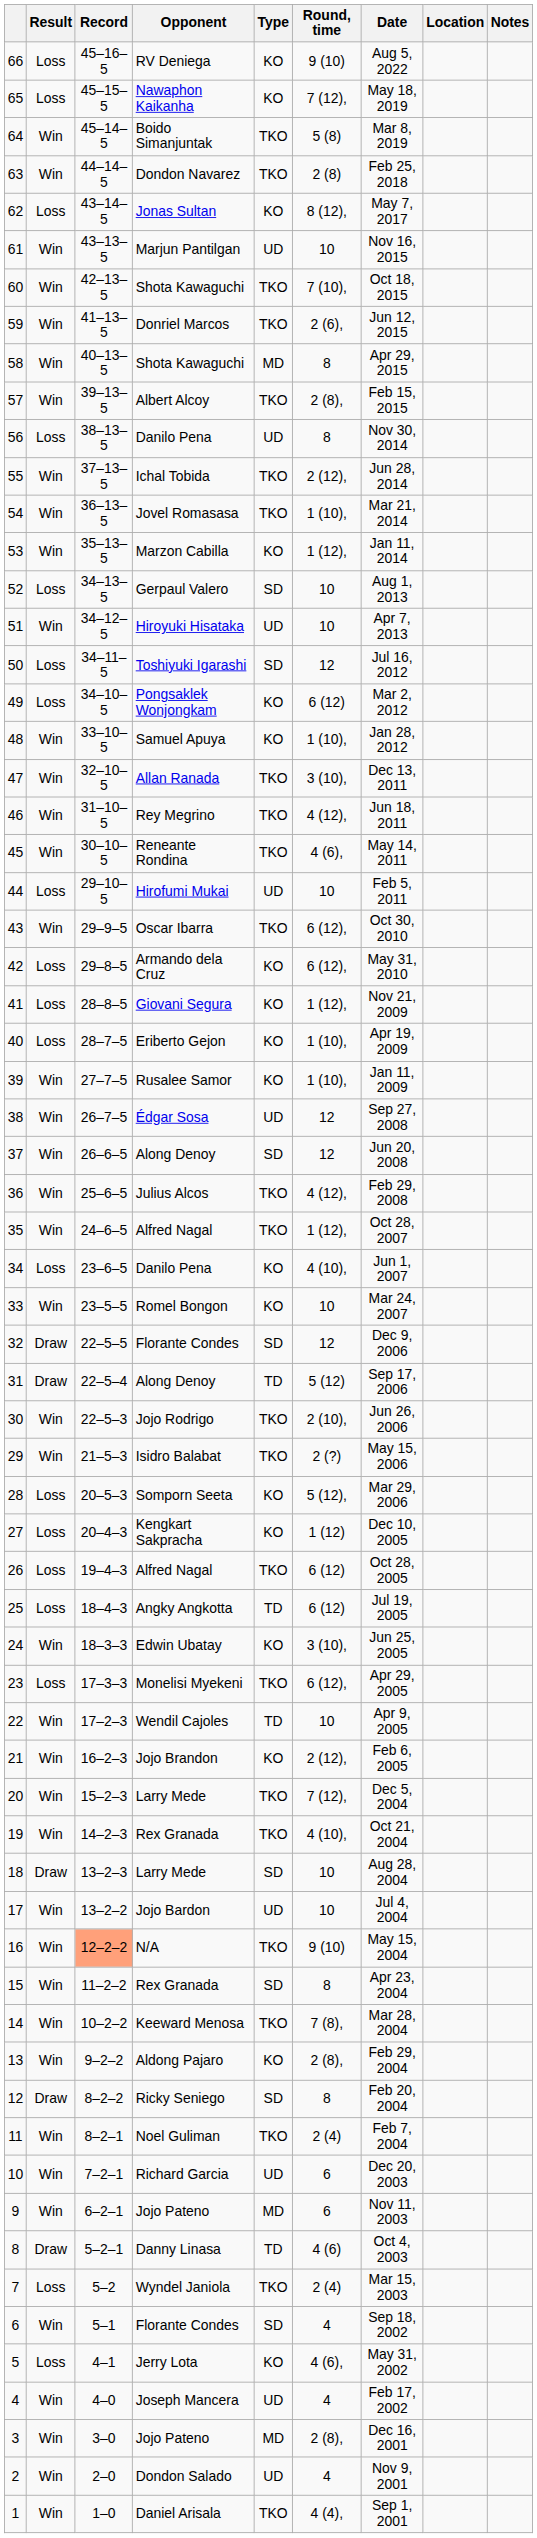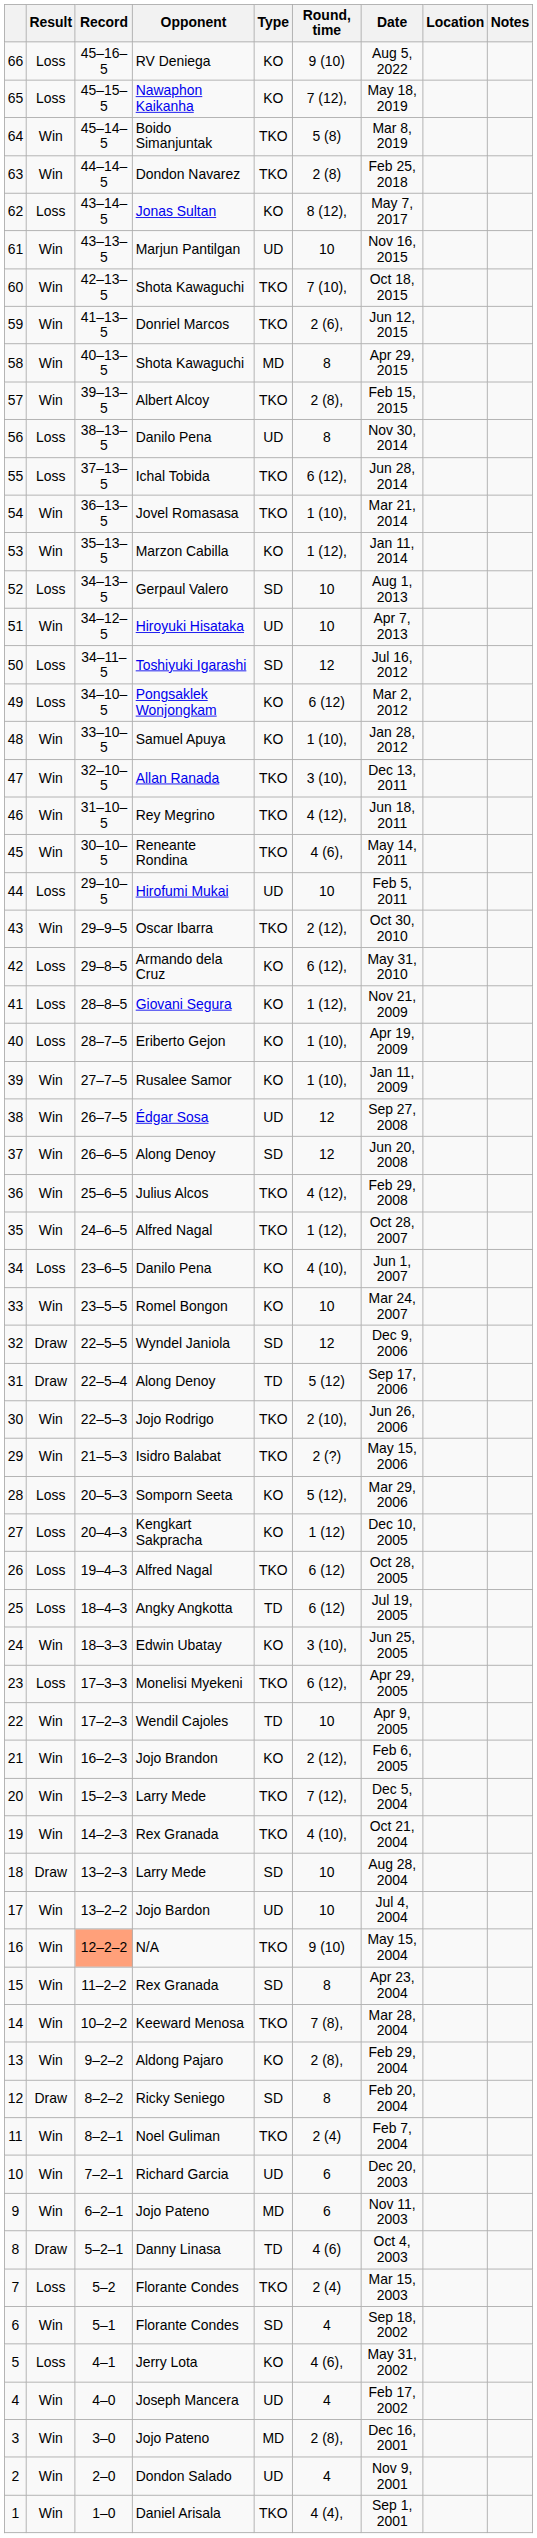(51, 476) Win -> (51, 476) Loss
(327, 476) 2 (12), -> (327, 476) 6 (12),
(327, 929) 6 (12), -> (327, 929) 2 (12),
(187, 1344) Florante Condes -> (183, 1344) Wyndel Janiola
(183, 2287) Wyndel Janiola -> (187, 2287) Florante Condes
